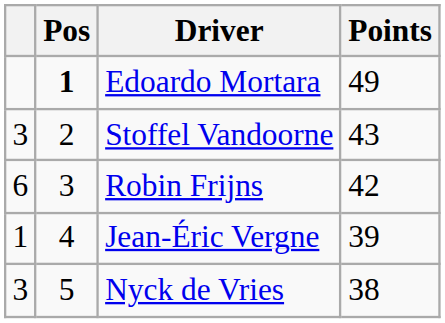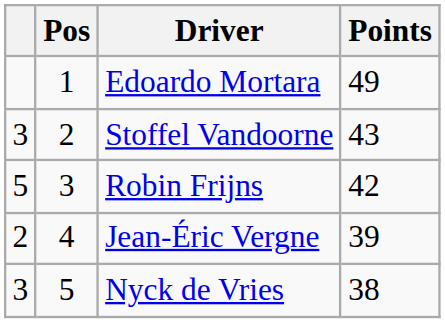(67, 81) bold -> (67, 81) normal
(20, 185) 6 -> (20, 185) 5
(20, 237) 1 -> (20, 237) 2
